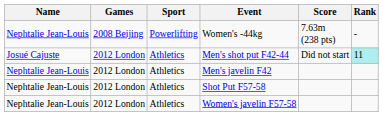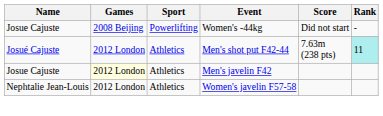(48, 34) Nephtalie Jean-Louis -> (33, 28) Josue Cajuste
(318, 34) 7.63m (238 pts) -> (325, 28) Did not start
(325, 56) Did not start -> (318, 50) 7.63m (238 pts)
(48, 71) Nephtalie Jean-Louis -> (33, 71) Josue Cajuste
(119, 71) no background -> (119, 71) lightyellow background
- row: (234, 87)
